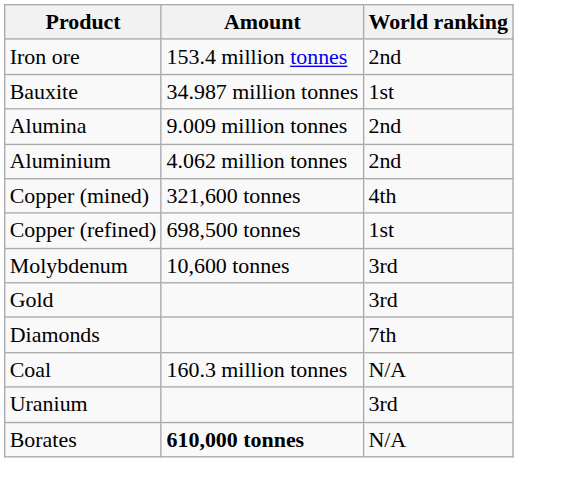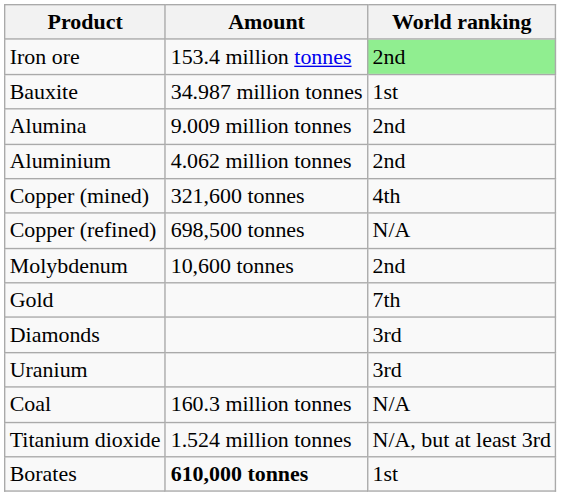(385, 56) no background -> (389, 56) lightgreen background
(381, 230) 1st -> (391, 230) N/A
(383, 265) 3rd -> (389, 265) 2nd
(383, 299) 3rd -> (387, 299) 7th
(382, 334) 7th -> (387, 334) 3rd
rows swapped: (30, 369) <-> (49, 404)
+ row: (85, 439)
(387, 439) N/A -> (385, 473) 1st
